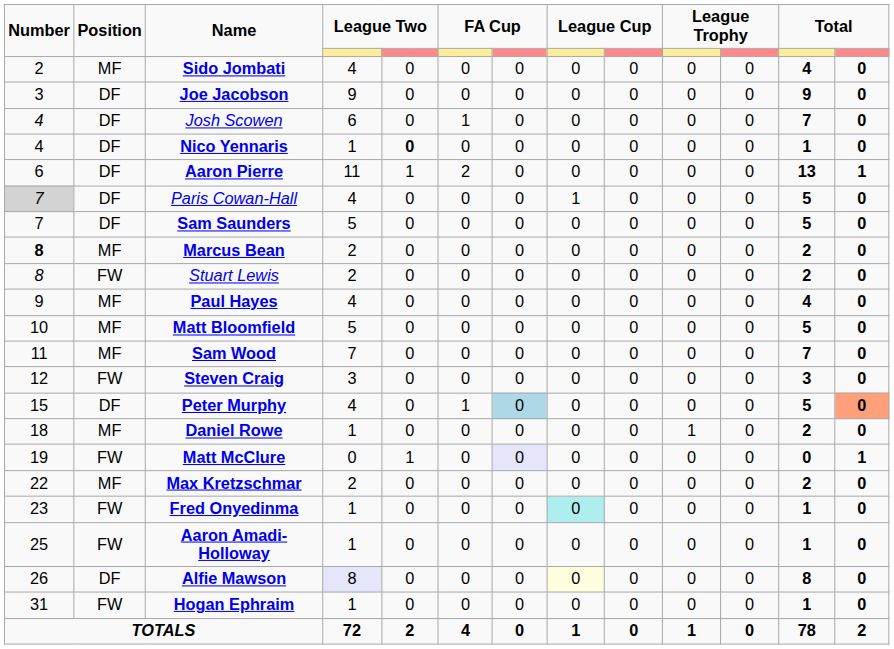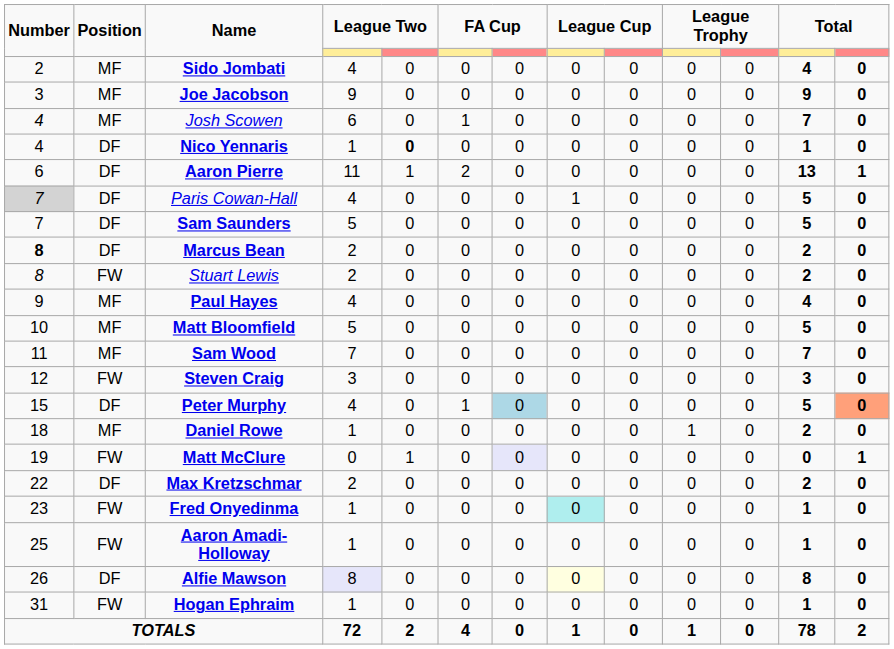(110, 95) DF -> (110, 95) MF
(110, 120) DF -> (110, 120) MF
(110, 250) MF -> (110, 250) DF
(110, 483) MF -> (110, 483) DF
